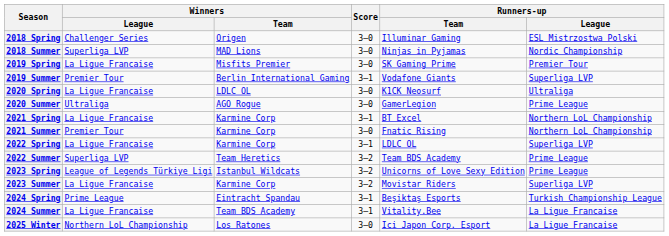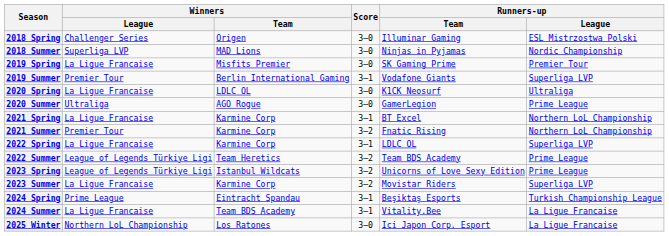(366, 131) 3–0 -> (366, 131) 3–2
(96, 158) Superliga LVP -> (138, 158) League of Legends Türkiye Ligi
